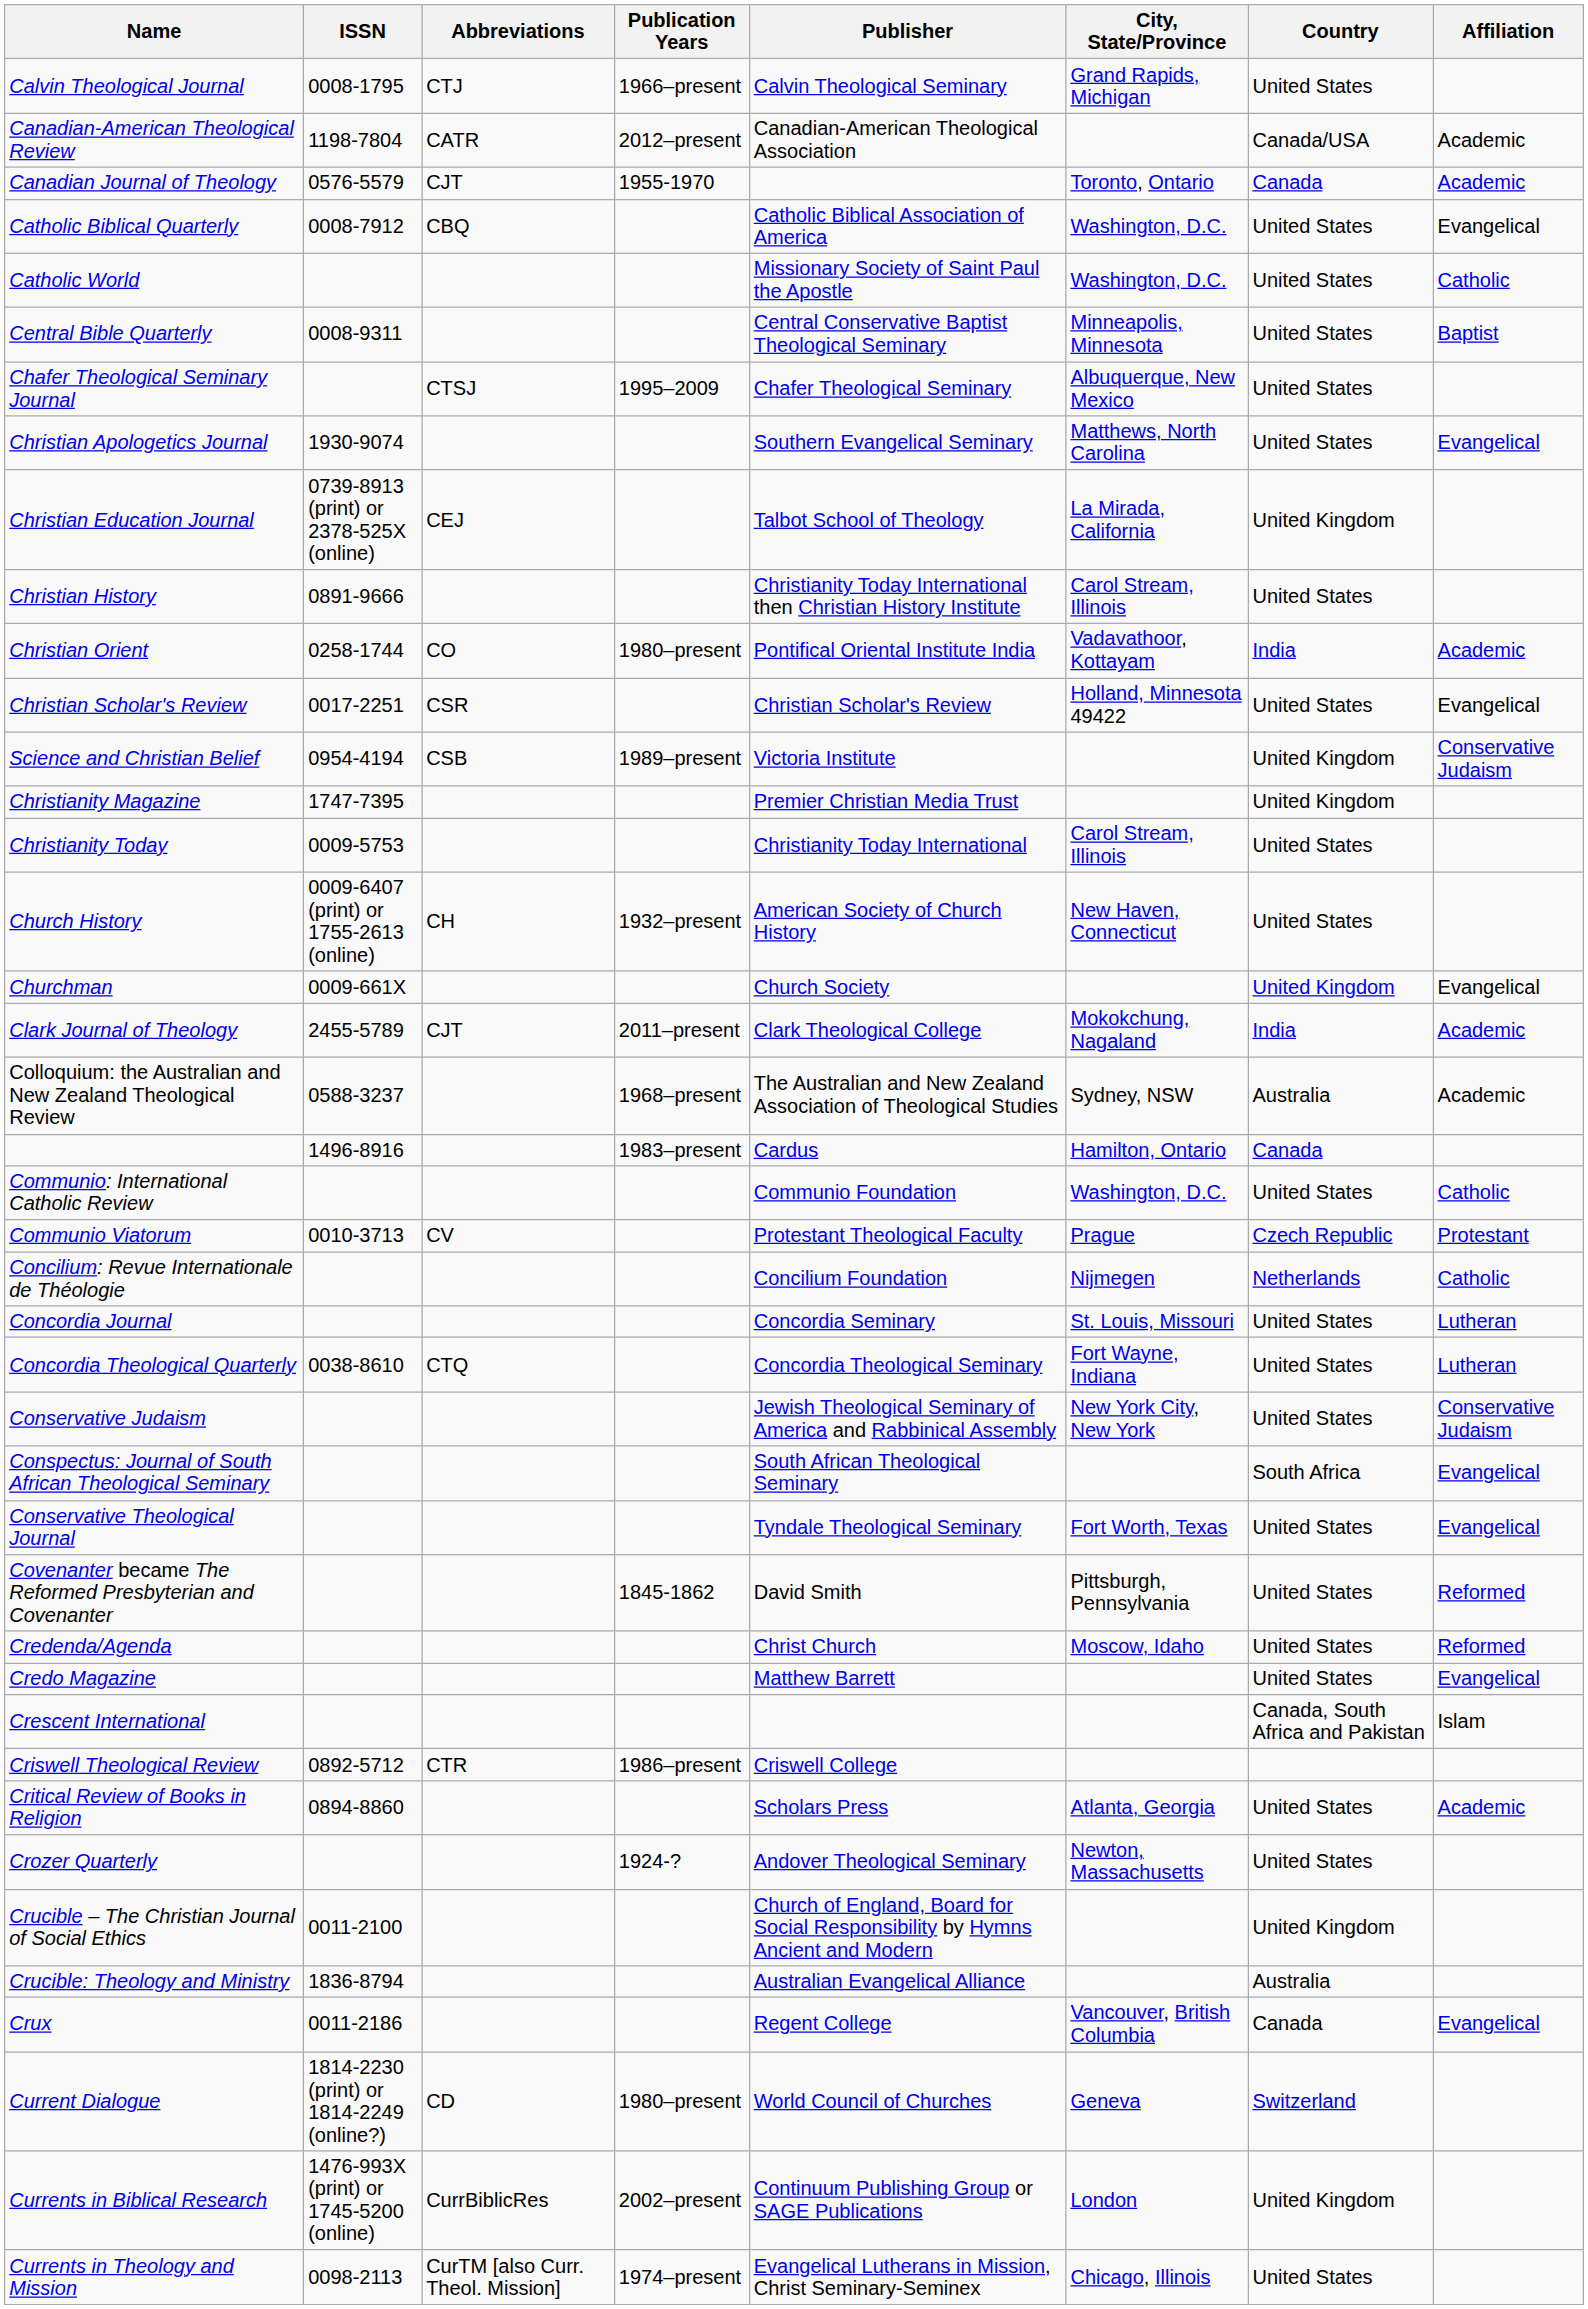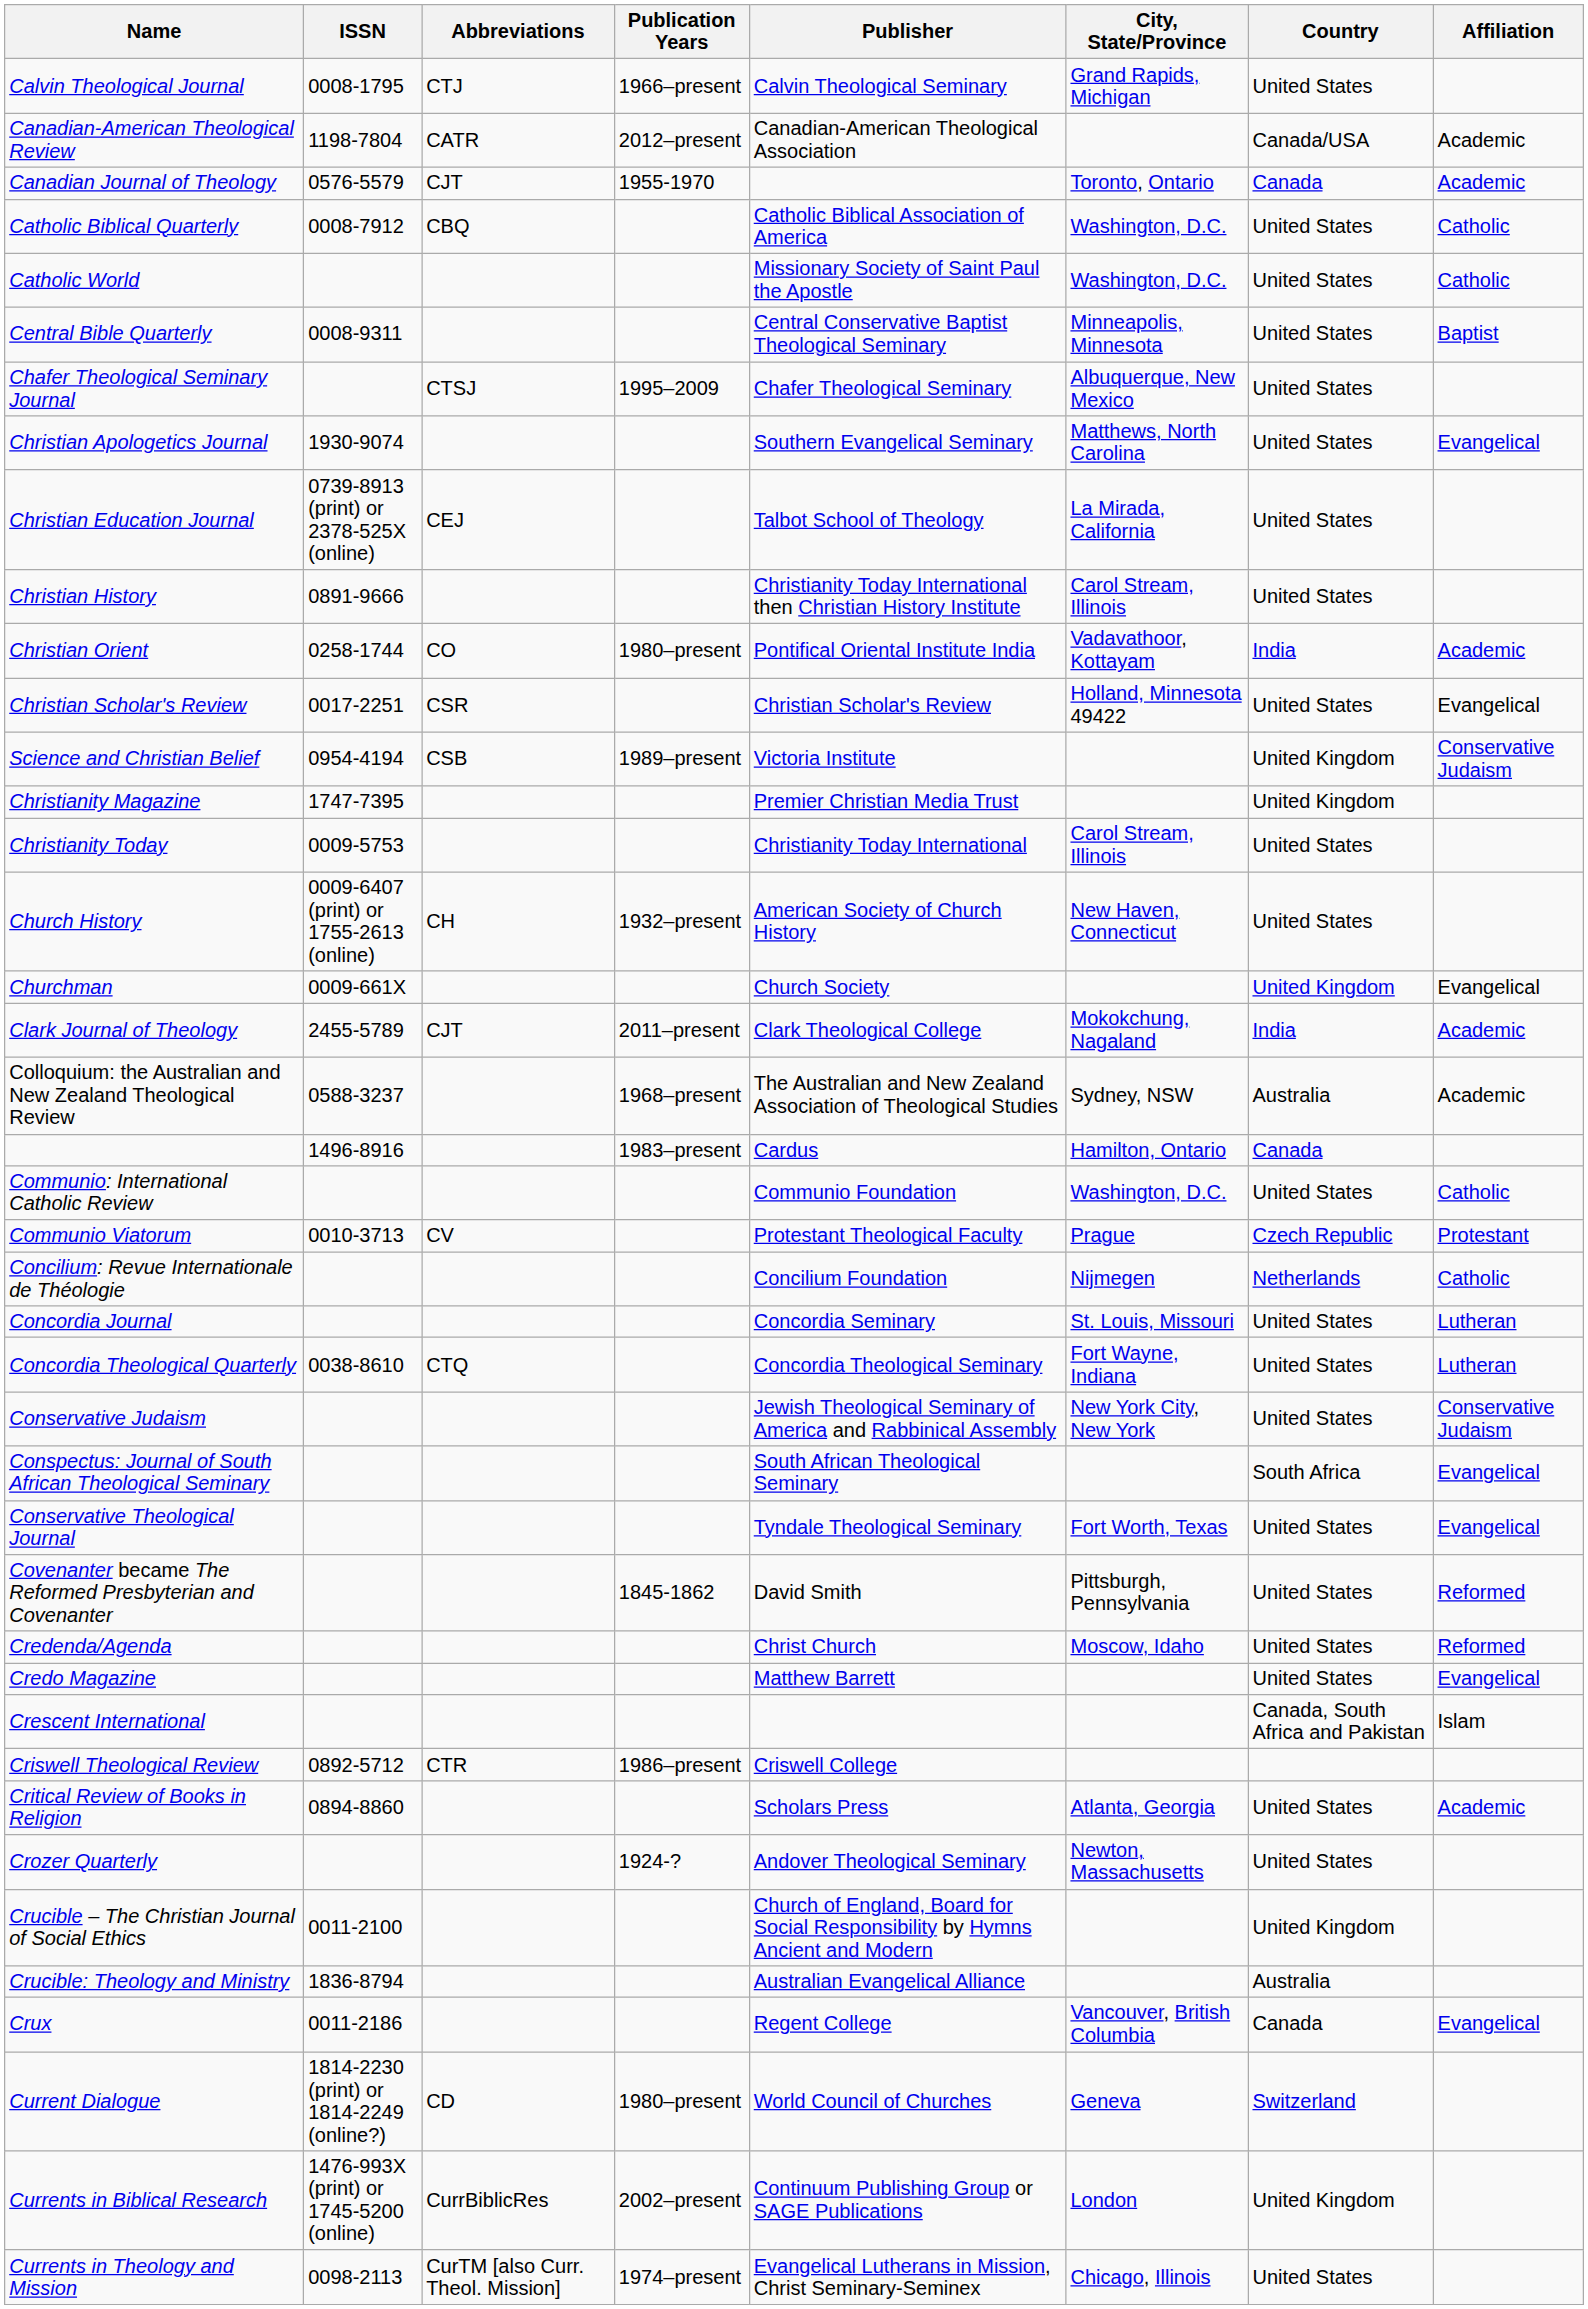(1489, 225) Evangelical -> (1474, 225) Catholic
(1324, 519) United Kingdom -> (1313, 519) United States
